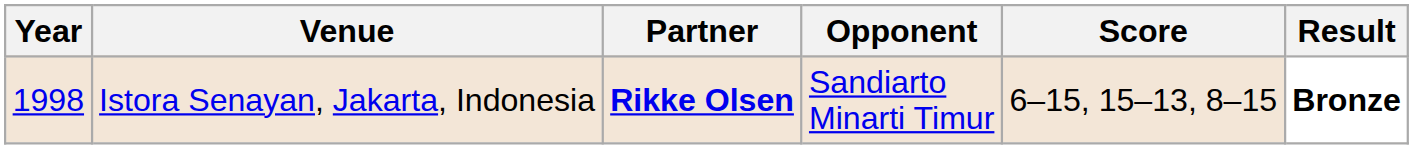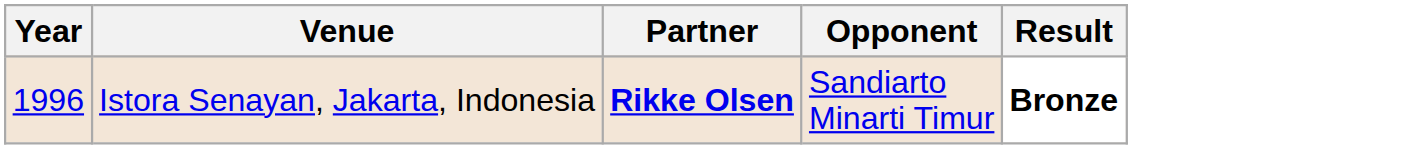- column: (1143, 31)
(48, 99) 1998 -> (48, 99) 1996
